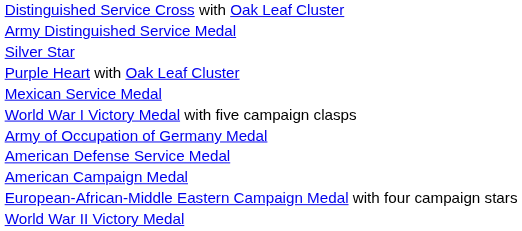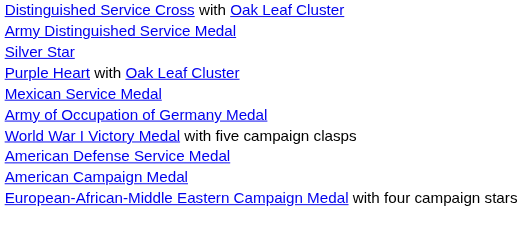rows swapped: (181, 114) <-> (136, 135)
- row: (94, 219)
